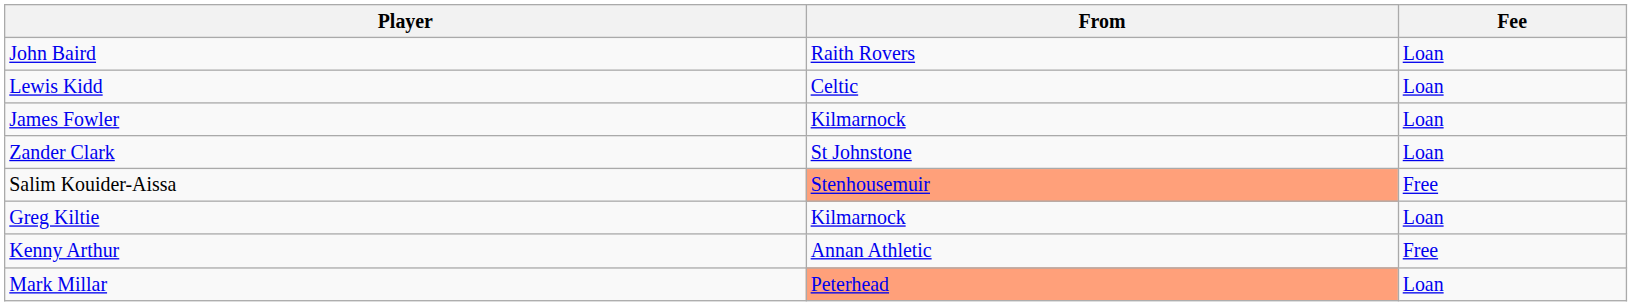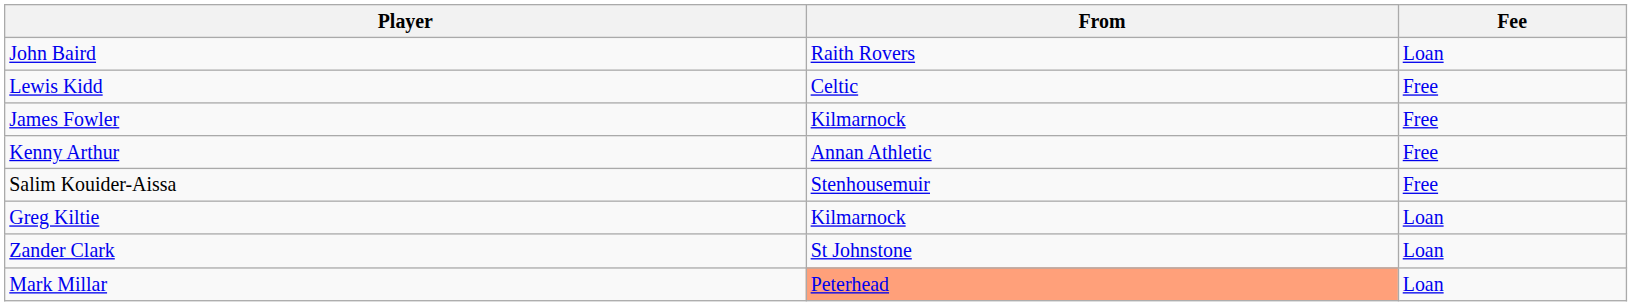(1423, 86) Loan -> (1420, 86) Free
(1423, 119) Loan -> (1420, 119) Free
rows swapped: (62, 152) <-> (64, 250)
(870, 185) lightsalmon background -> (870, 185) no background
